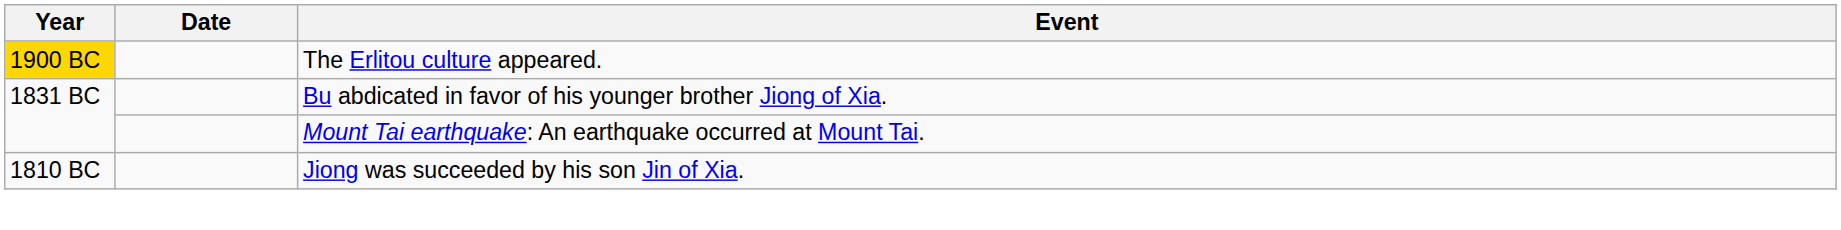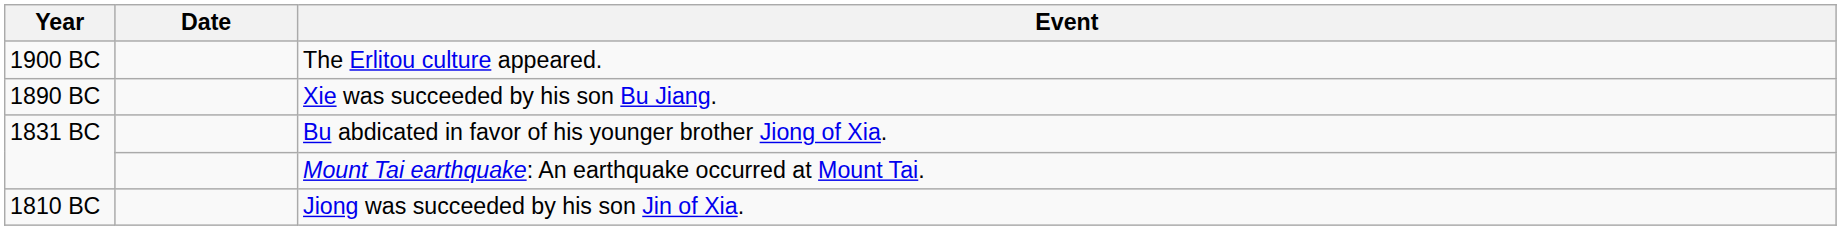(55, 59) gold background -> (55, 59) no background
+ row: (510, 96)
